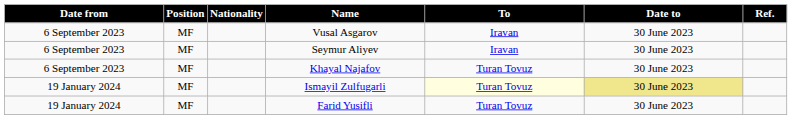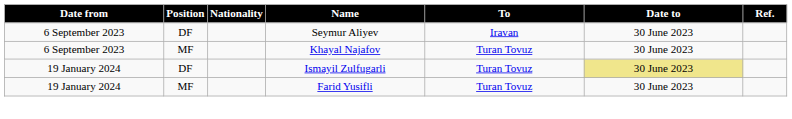- row: (345, 32)
(185, 50) MF -> (185, 32) DF
(185, 87) MF -> (185, 68) DF
(504, 87) lightyellow background -> (504, 68) no background
